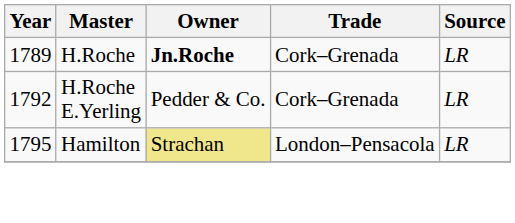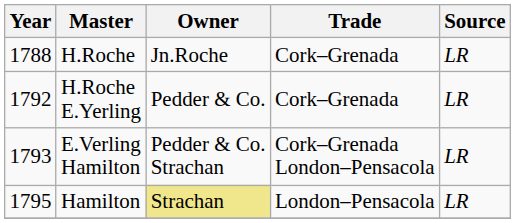(30, 54) 1789 -> (30, 54) 1788
(192, 54) bold -> (189, 54) normal
+ row: (101, 156)
